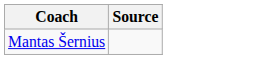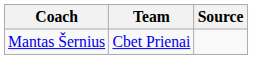+ column: (151, 16)
